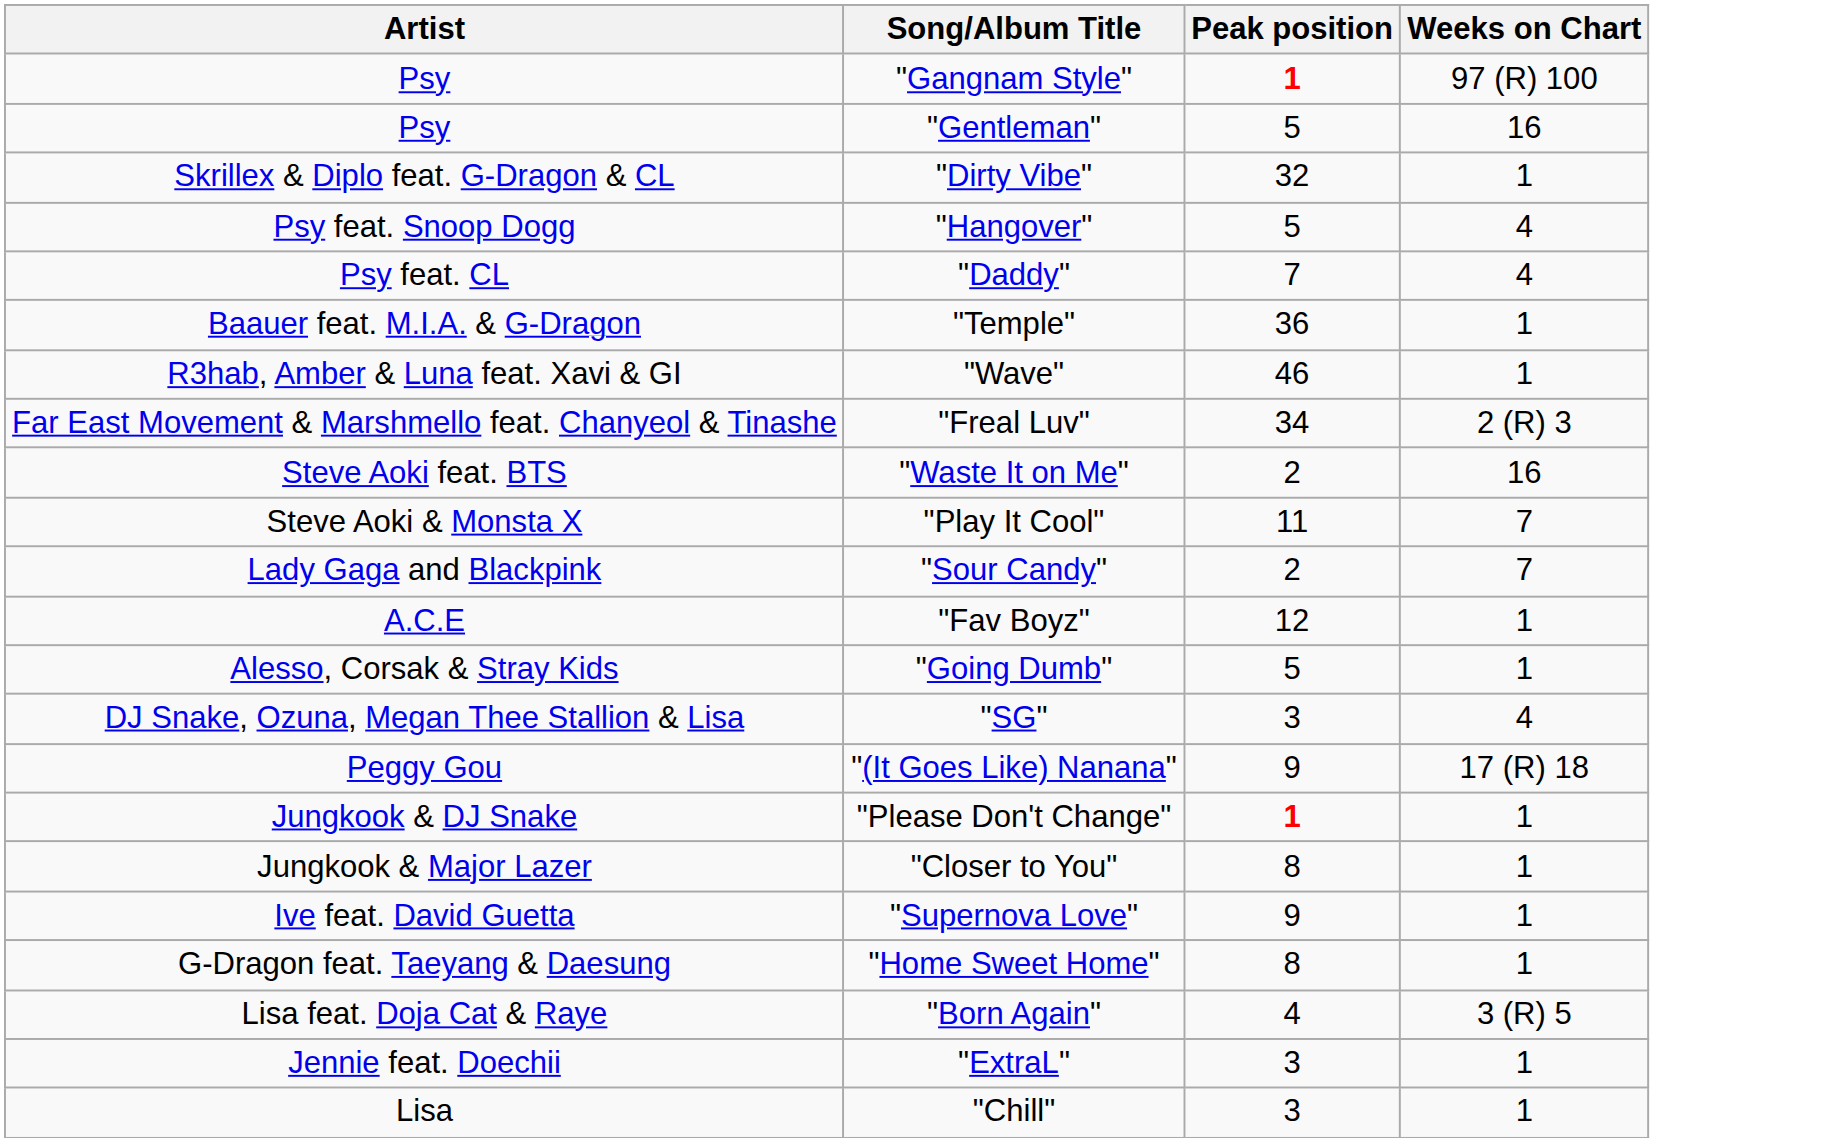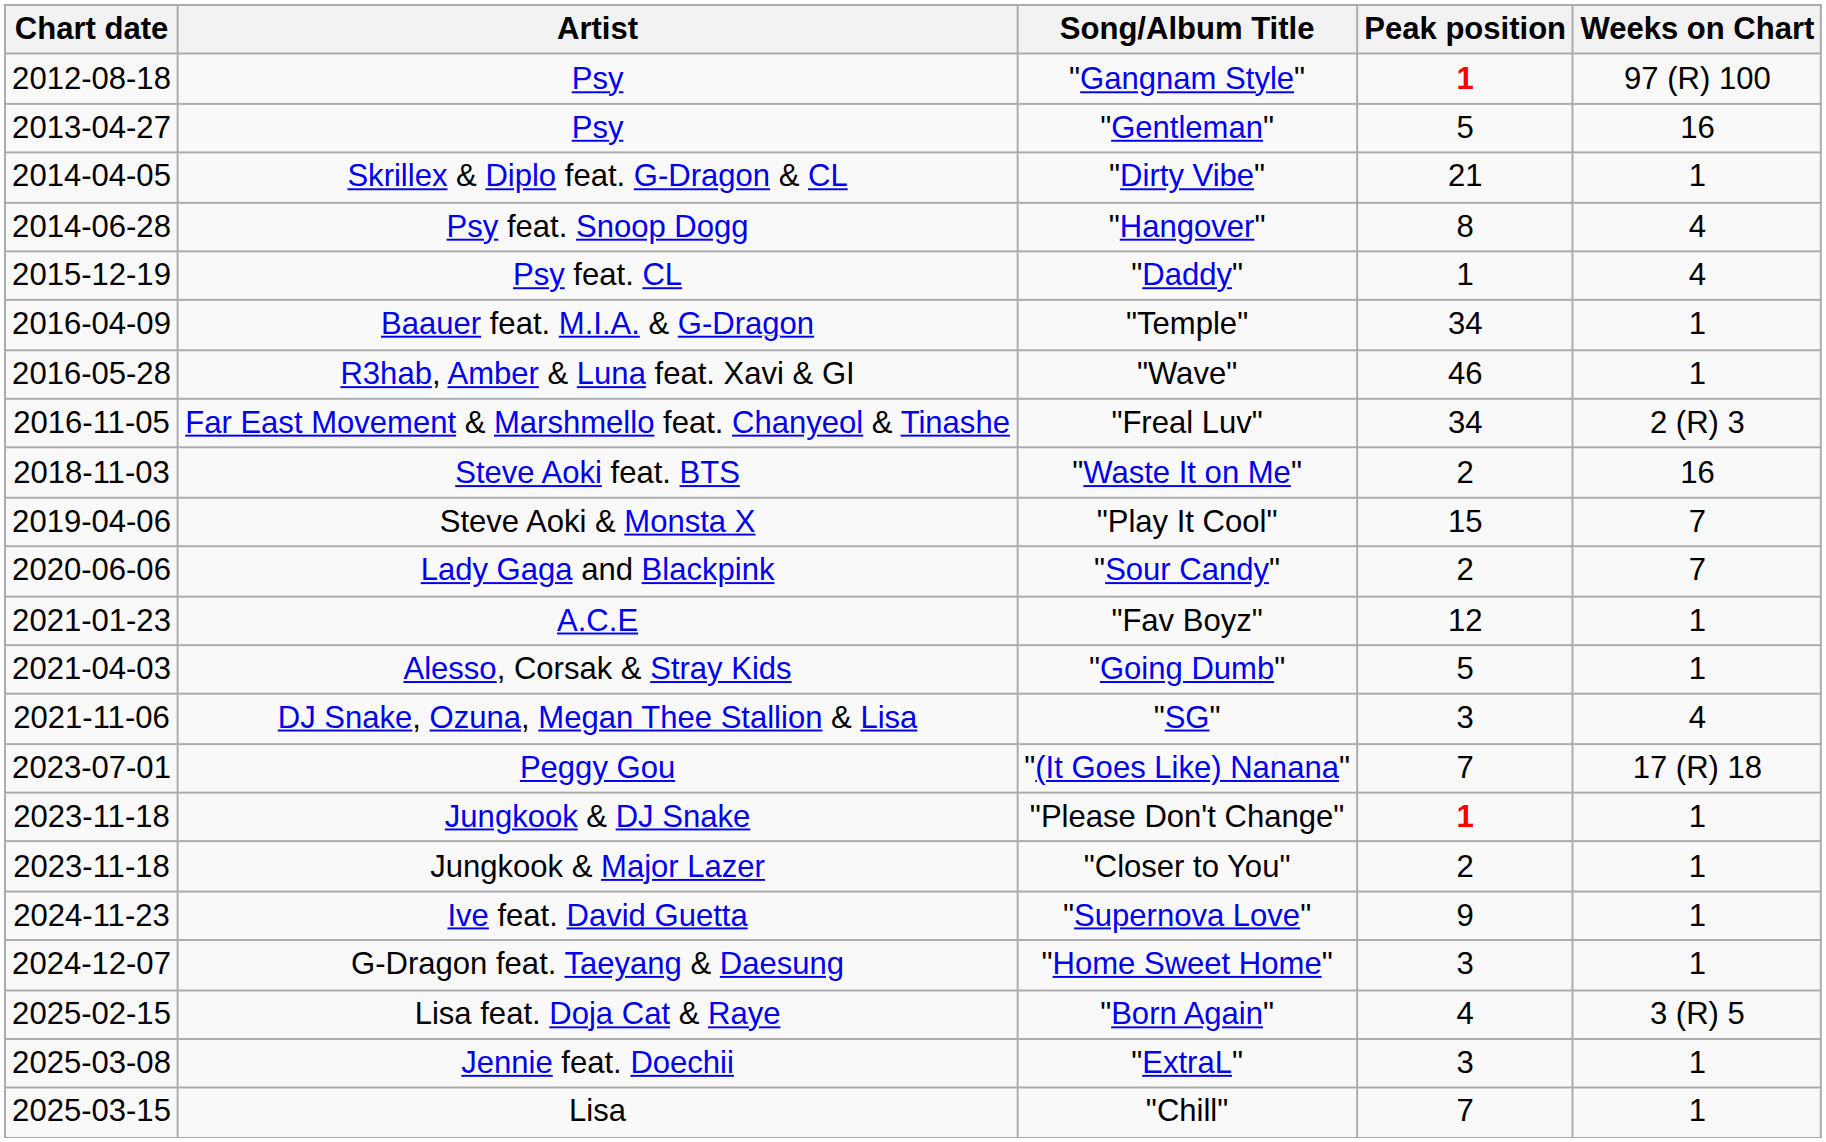+ column: (92, 29)
(1292, 176) 32 -> (1465, 176) 21
(1292, 226) 5 -> (1465, 226) 8
(1292, 275) 7 -> (1465, 275) 1
(1292, 324) 36 -> (1465, 324) 34
(1292, 521) 11 -> (1465, 521) 15
(1292, 767) 9 -> (1465, 767) 7
(1292, 865) 8 -> (1465, 865) 2
(1292, 964) 8 -> (1465, 964) 3
(1292, 1112) 3 -> (1465, 1112) 7
